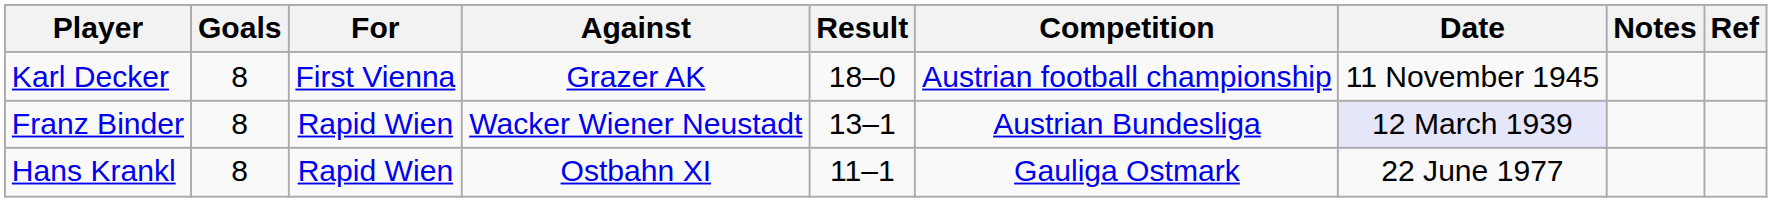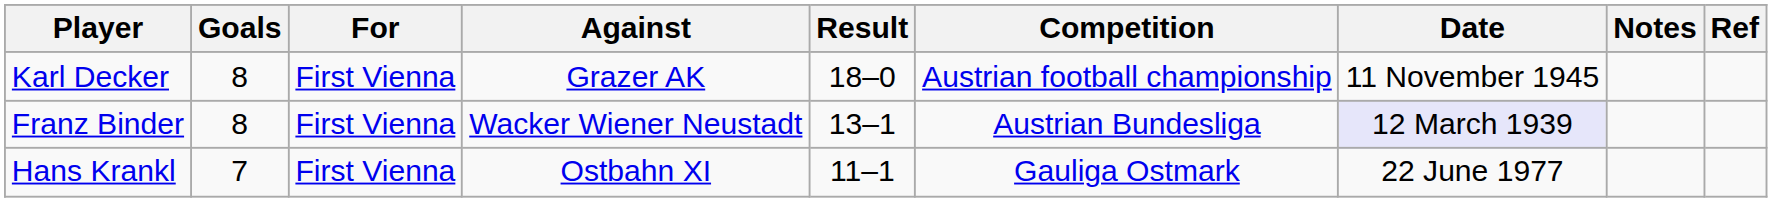(375, 123) Rapid Wien -> (375, 123) First Vienna
(240, 171) 8 -> (240, 171) 7
(375, 171) Rapid Wien -> (375, 171) First Vienna
